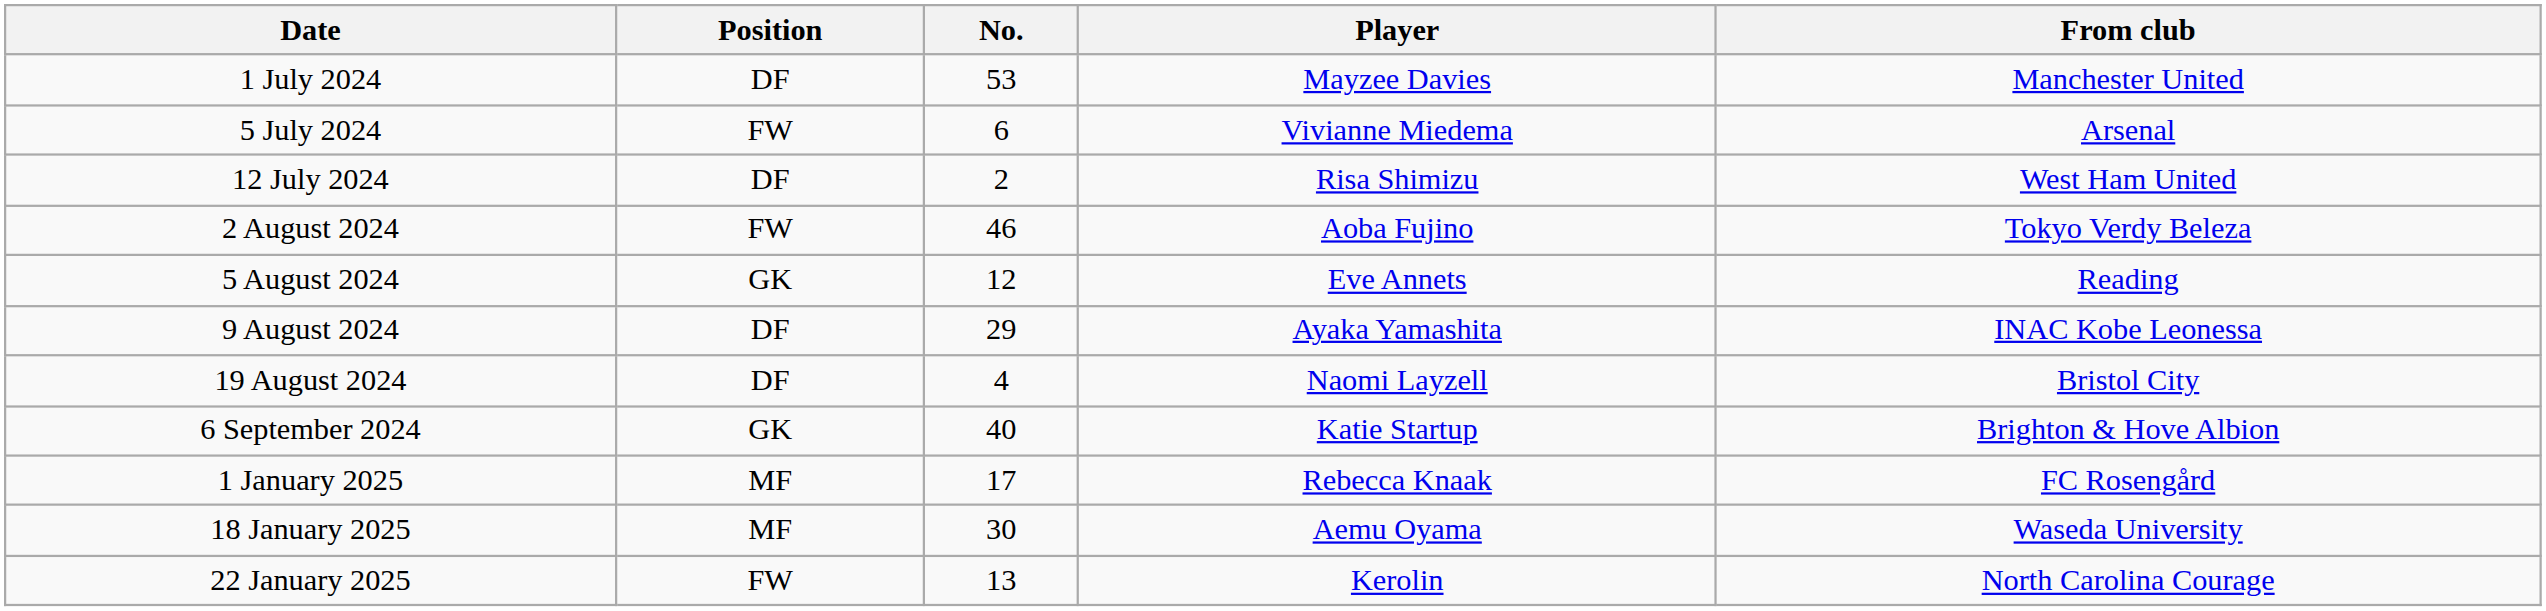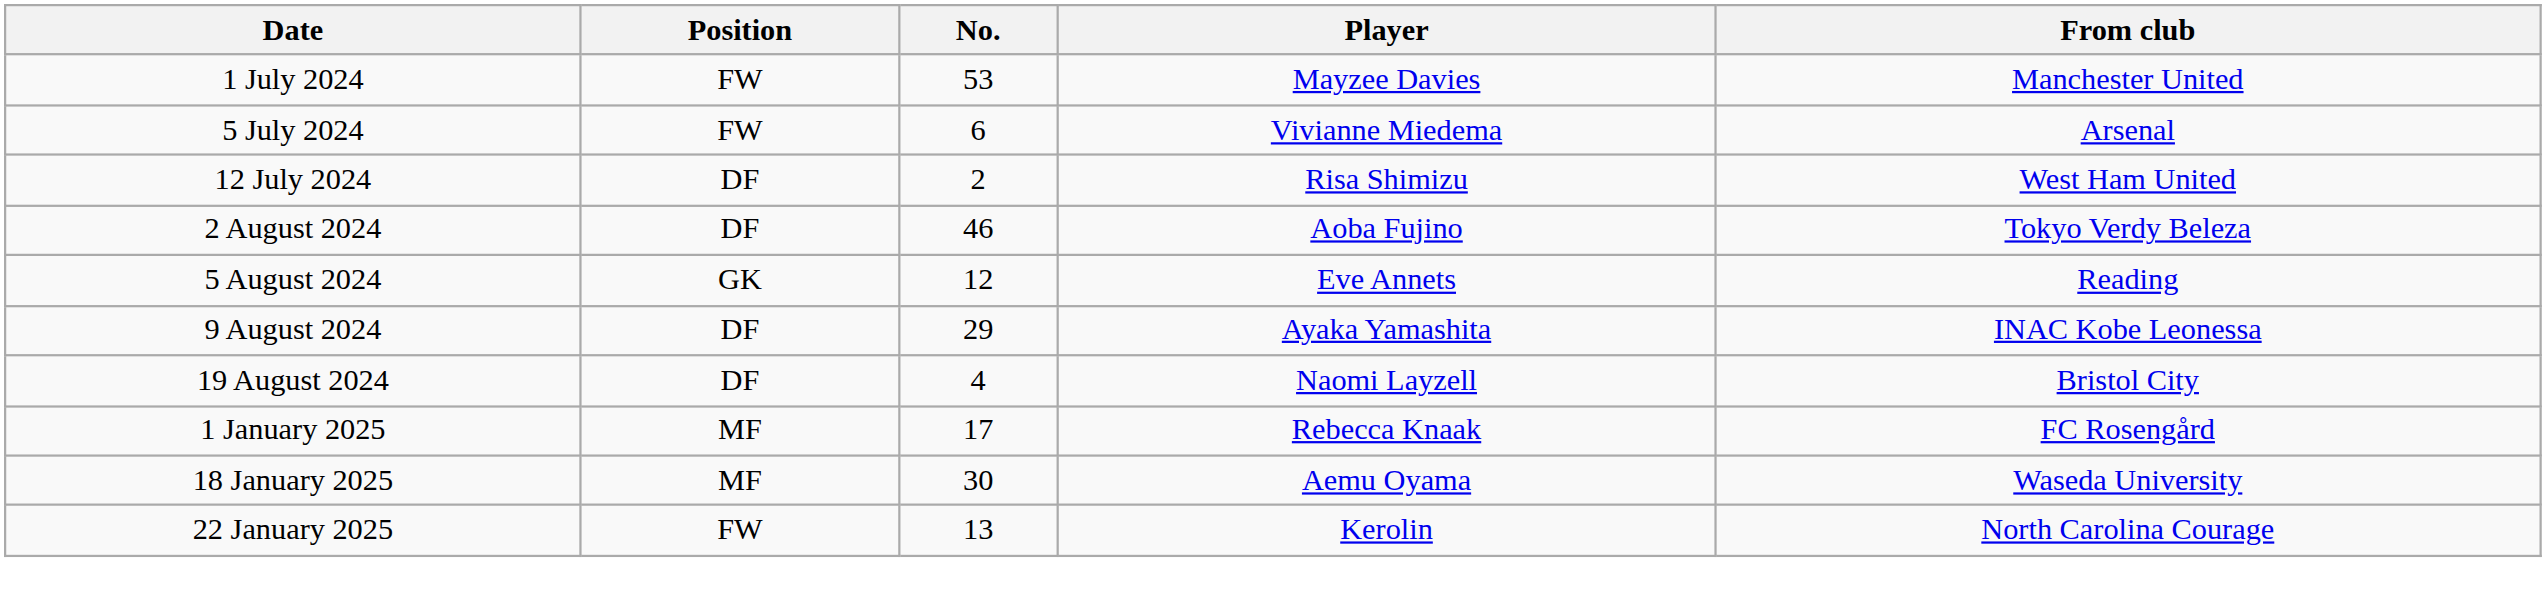(770, 79) DF -> (740, 79) FW
(770, 229) FW -> (740, 229) DF
- row: (310, 429)
